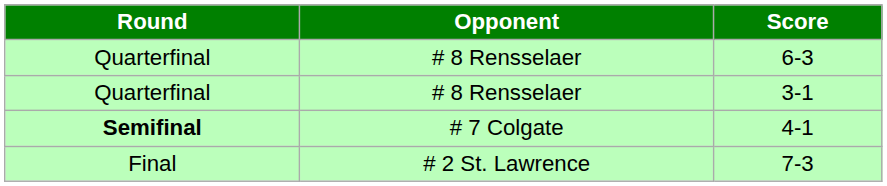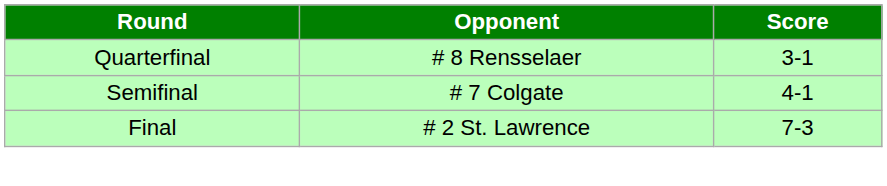- row: (798, 57)
(152, 127) bold -> (152, 92) normal
